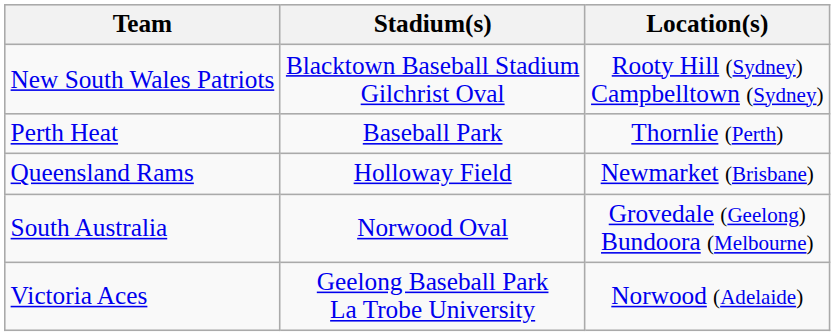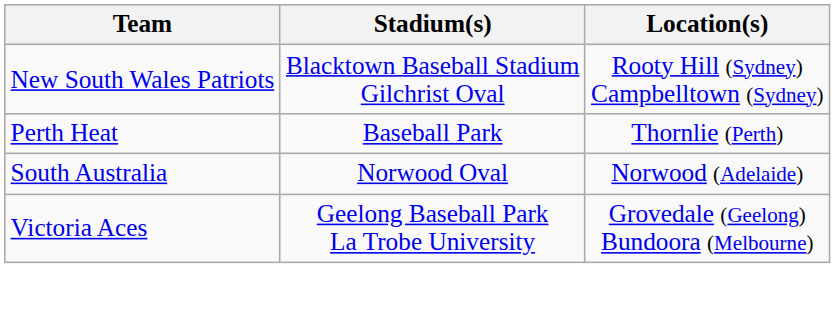- row: (102, 173)
(707, 227) Grovedale (Geelong) Bundoora (Melbourne) -> (707, 173) Norwood (Adelaide)
(707, 296) Norwood (Adelaide) -> (707, 227) Grovedale (Geelong) Bundoora (Melbourne)
